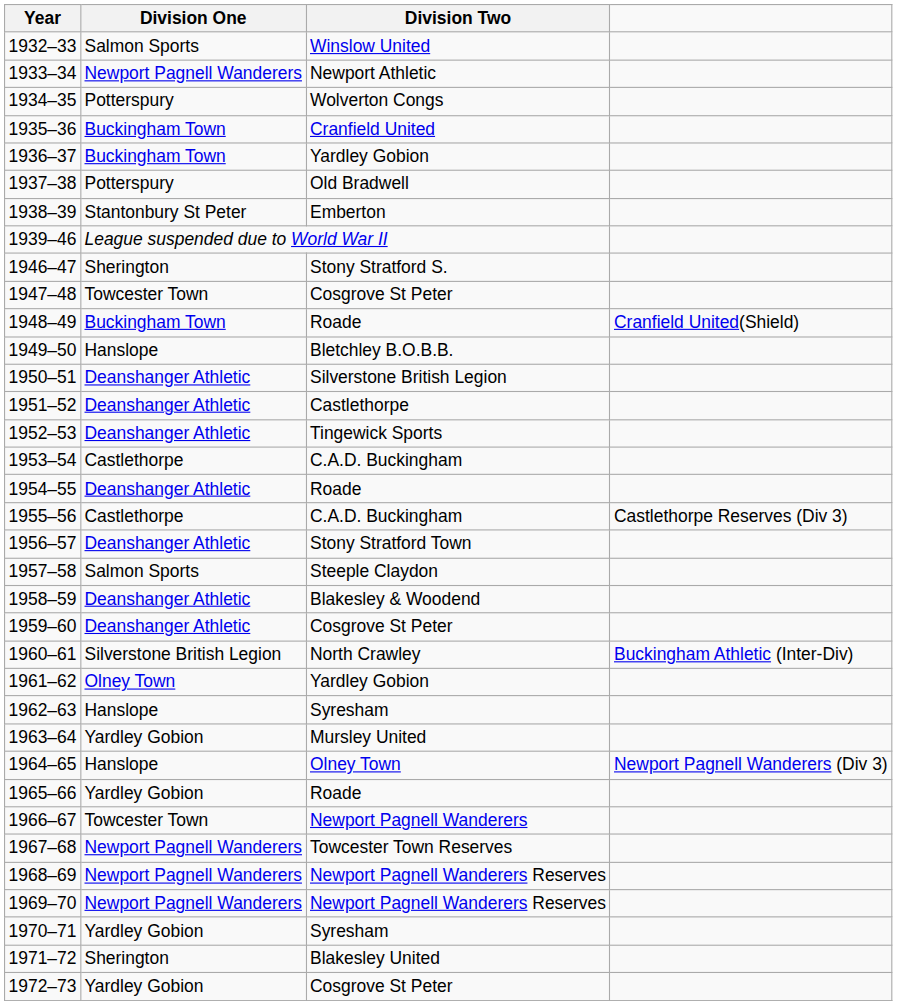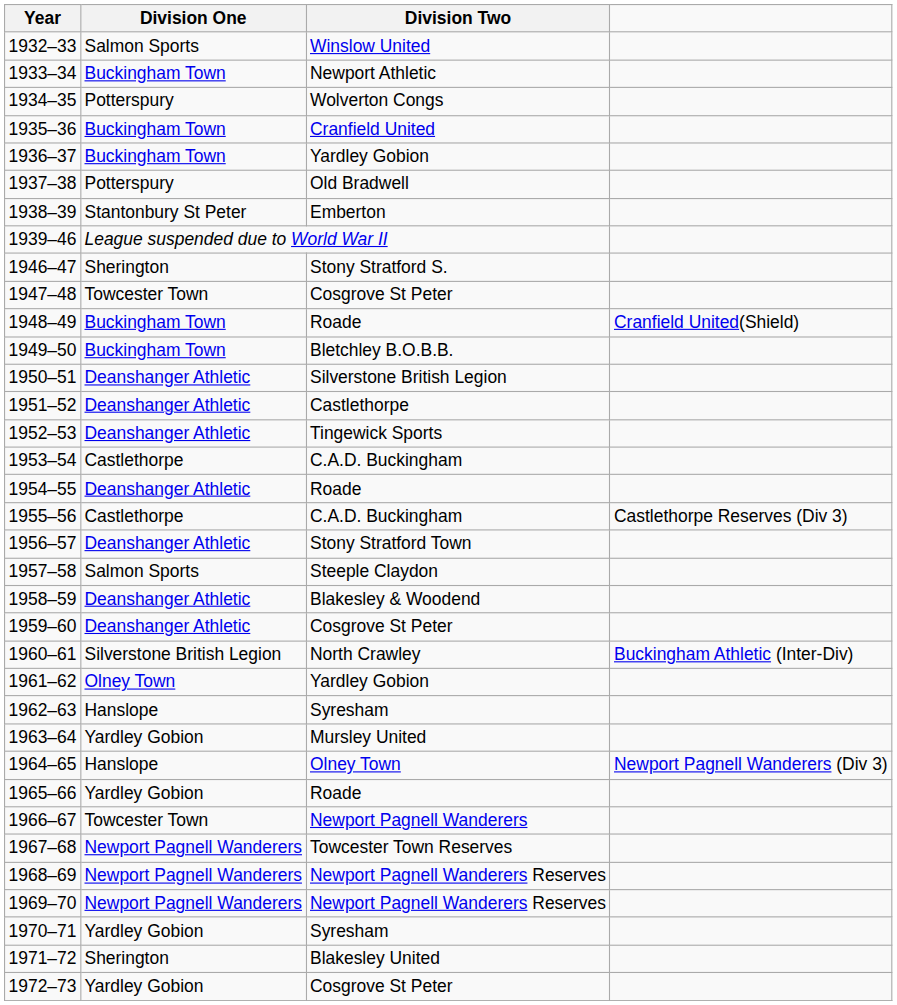(193, 73) Newport Pagnell Wanderers -> (155, 73) Buckingham Town
(121, 350) Hanslope -> (155, 350) Buckingham Town
